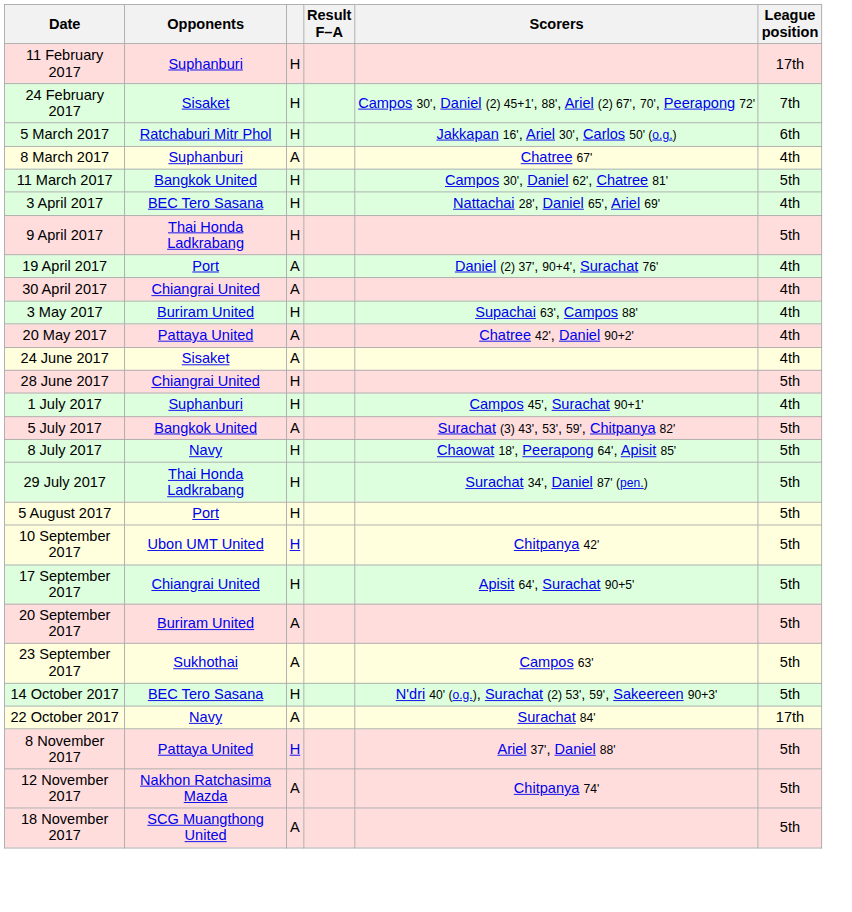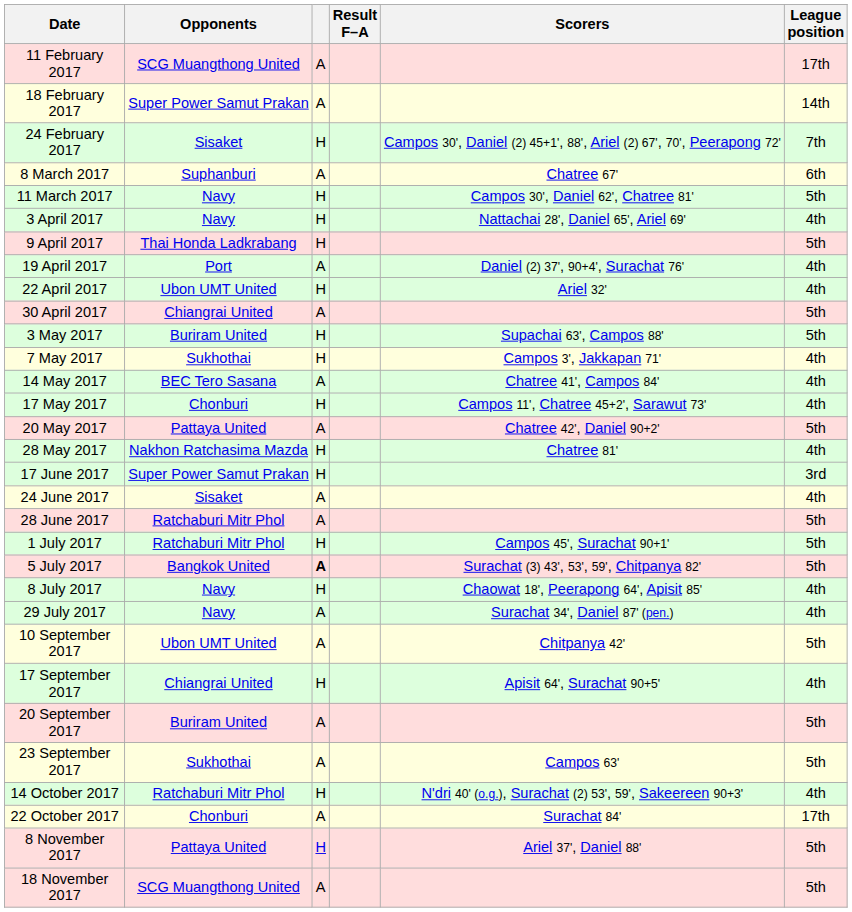(206, 63) Suphanburi -> (219, 63) SCG Muangthong United
(295, 63) H -> (321, 63) A
+ row: (65, 103)
- row: (65, 134)
(790, 157) 4th -> (816, 173) 6th
(206, 180) Bangkok United -> (219, 197) Navy
(206, 203) BEC Tero Sasana -> (219, 220) Navy
+ row: (65, 289)
(790, 289) 4th -> (816, 312) 5th
(790, 312) 4th -> (816, 335) 5th
+ row: (65, 358)
+ row: (65, 381)
+ row: (65, 404)
(790, 335) 4th -> (816, 427) 5th
+ row: (65, 451)
+ row: (65, 474)
(206, 381) Chiangrai United -> (219, 520) Ratchaburi Mitr Phol
(295, 381) H -> (321, 520) A
(206, 404) Suphanburi -> (219, 543) Ratchaburi Mitr Phol
(790, 404) 4th -> (816, 543) 5th
(295, 427) normal -> (321, 566) bold
(790, 451) 5th -> (816, 589) 4th
(206, 482) Thai Honda Ladkrabang -> (219, 612) Navy
(295, 482) H -> (321, 612) A
(790, 482) 5th -> (816, 612) 4th
- row: (65, 513)
(295, 544) H -> (321, 643) A
(790, 584) 5th -> (816, 683) 4th
(206, 694) BEC Tero Sasana -> (219, 793) Ratchaburi Mitr Phol
(790, 694) 5th -> (816, 793) 4th
(206, 717) Navy -> (219, 816) Chonburi
- row: (65, 788)
